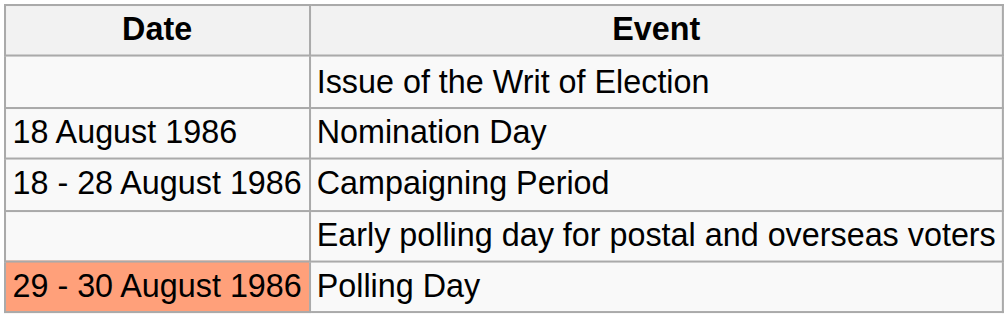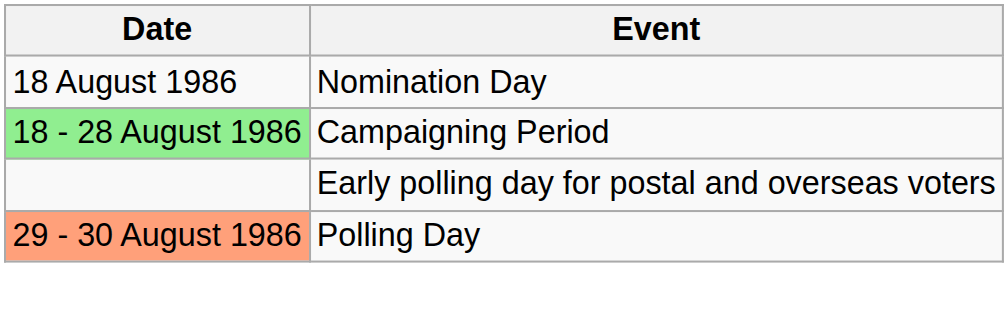- row: (513, 81)
(157, 183) no background -> (157, 132) lightgreen background
